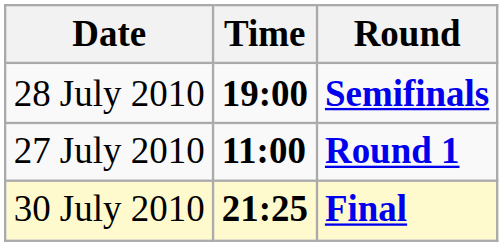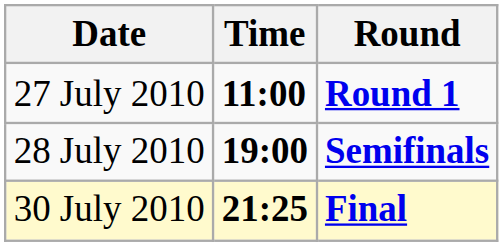rows swapped: (109, 151) <-> (109, 92)
